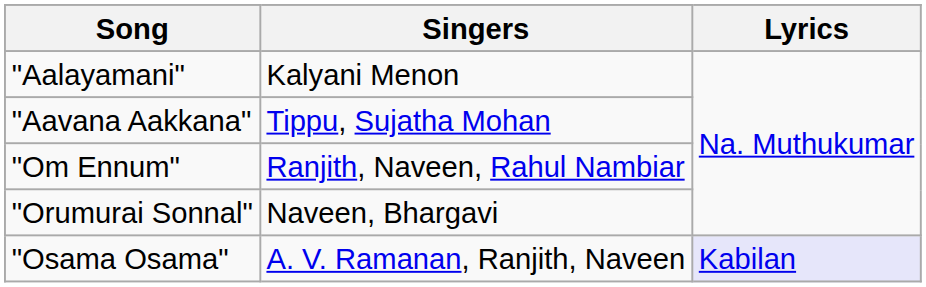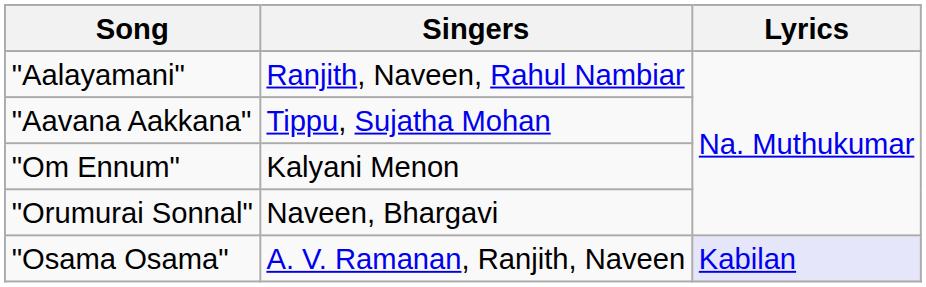(363, 74) Kalyani Menon -> (476, 74) Ranjith, Naveen, Rahul Nambiar
(476, 167) Ranjith, Naveen, Rahul Nambiar -> (363, 167) Kalyani Menon
